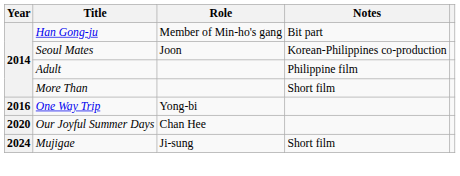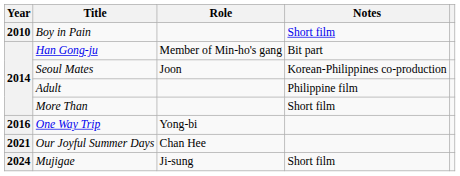+ row: (63, 32)
(19, 124) 2020 -> (19, 143) 2021
